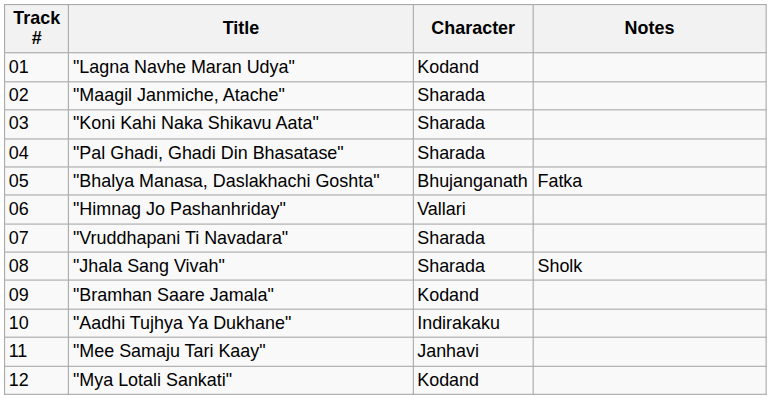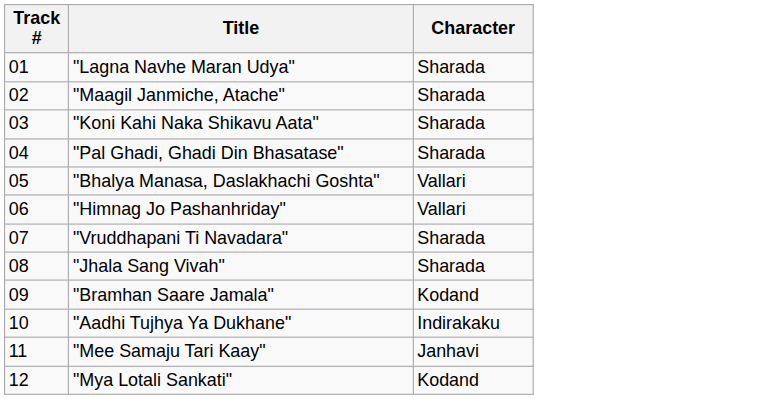- column: (649, 28)
(448, 67) Kodand -> (451, 67) Sharada
(473, 180) Bhujanganath -> (441, 180) Vallari
